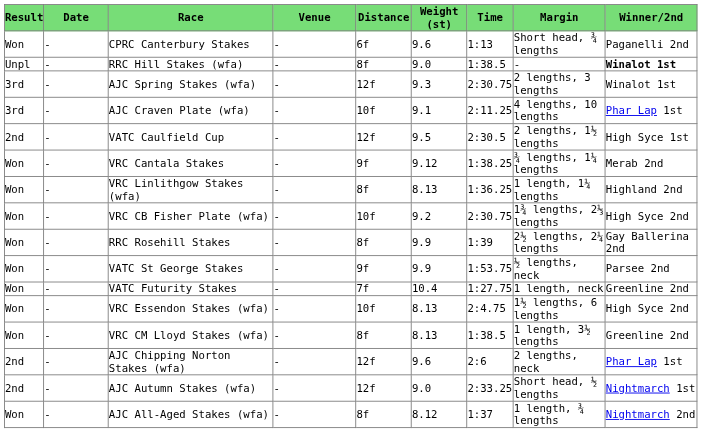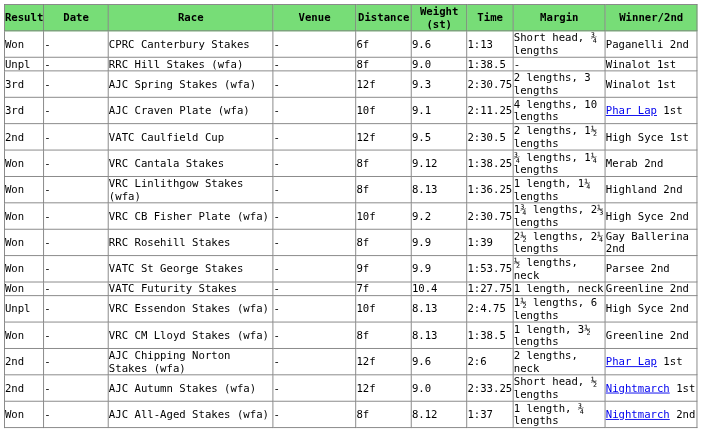(641, 64) bold -> (641, 64) normal
(363, 163) 9f -> (363, 163) 8f
(15, 309) Won -> (18, 309) Unpl
